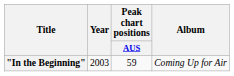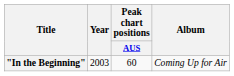(132, 63) 59 -> (132, 63) 60
